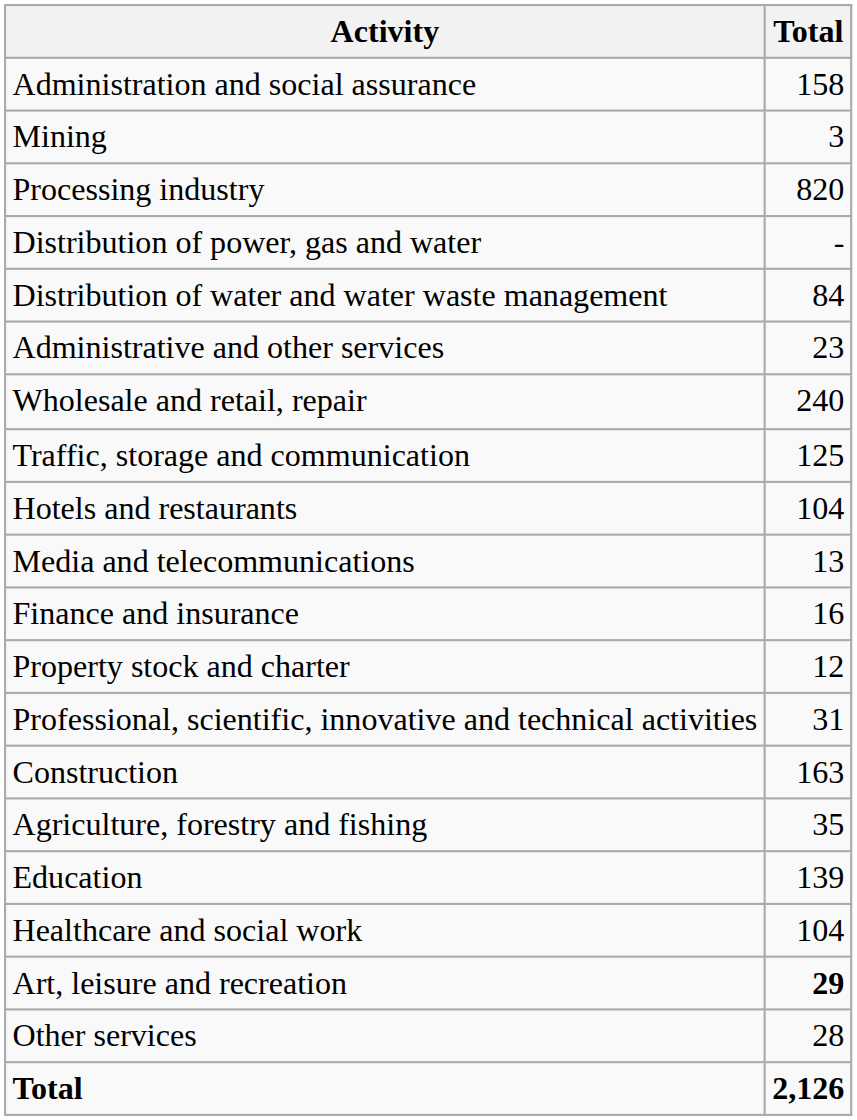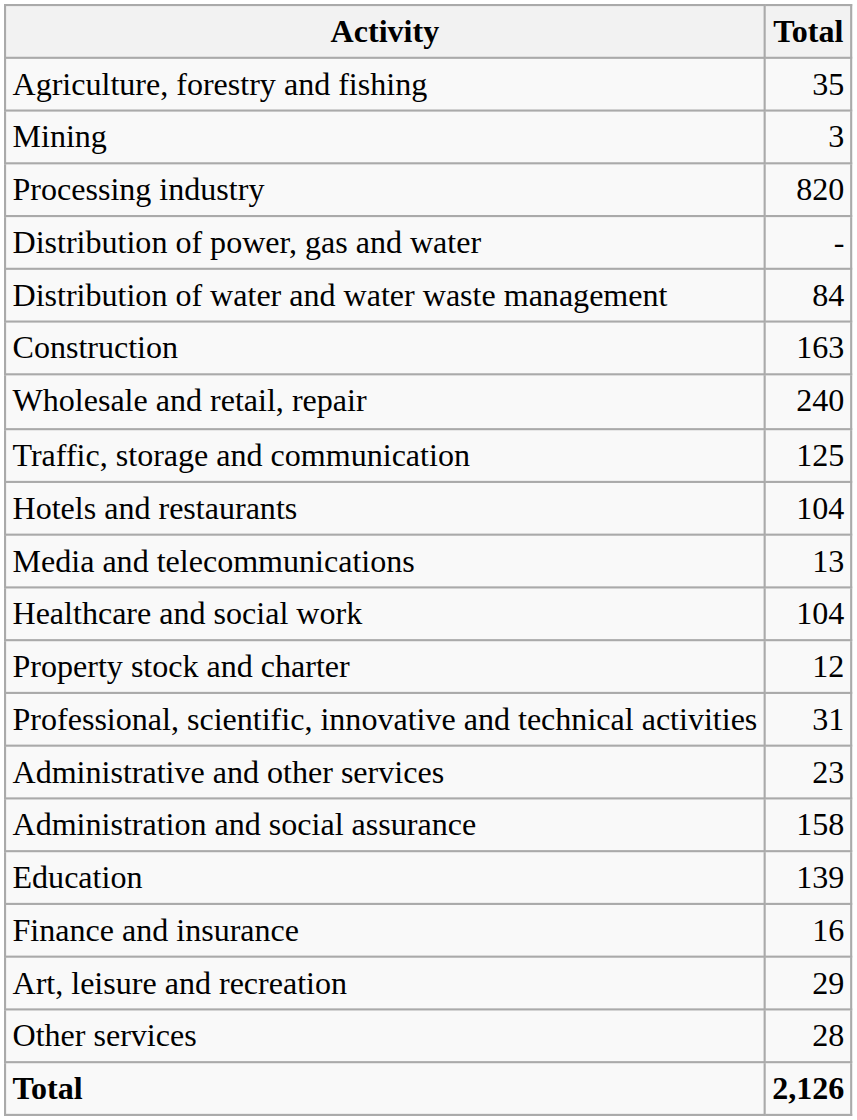rows swapped: (220, 824) <-> (244, 84)
rows swapped: (95, 771) <-> (228, 348)
rows swapped: (156, 612) <-> (187, 930)
(828, 983) bold -> (828, 983) normal
